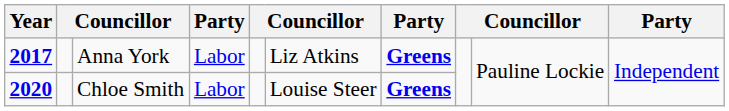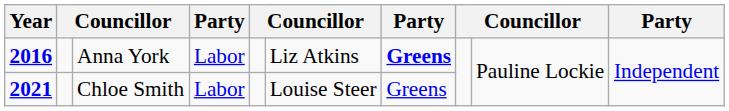(31, 55) 2017 -> (31, 55) 2016
(31, 88) 2020 -> (31, 88) 2021
(419, 88) bold -> (417, 88) normal
